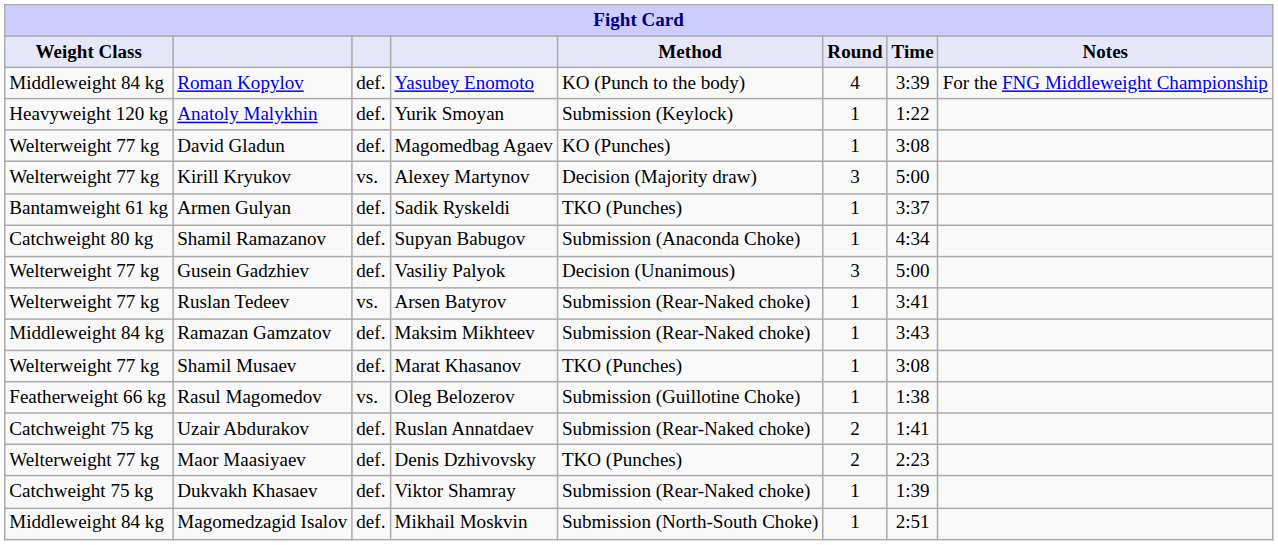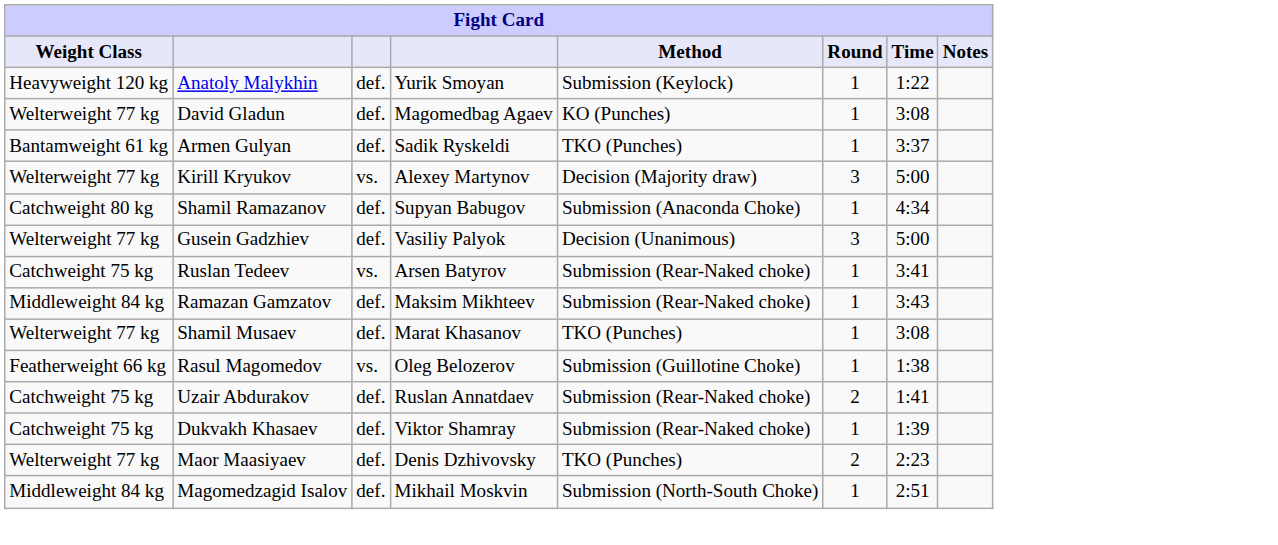- row: (241, 82)
rows swapped: (234, 177) <-> (234, 208)
(84, 302) Welterweight 77 kg -> (81, 271) Catchweight 75 kg
rows swapped: (247, 491) <-> (242, 460)
